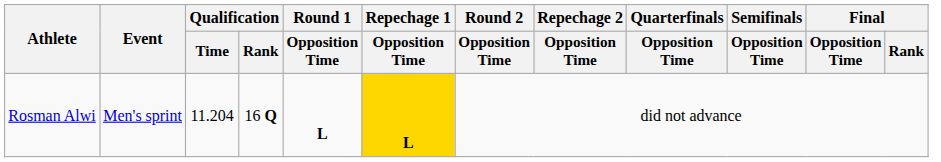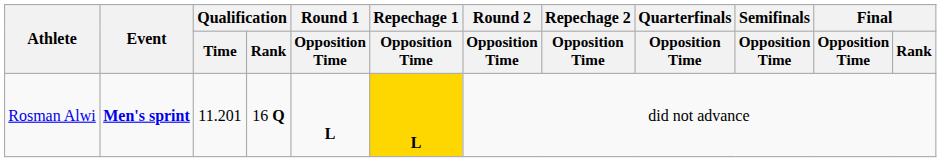(143, 115) normal -> (146, 115) bold
(212, 115) 11.204 -> (220, 115) 11.201
